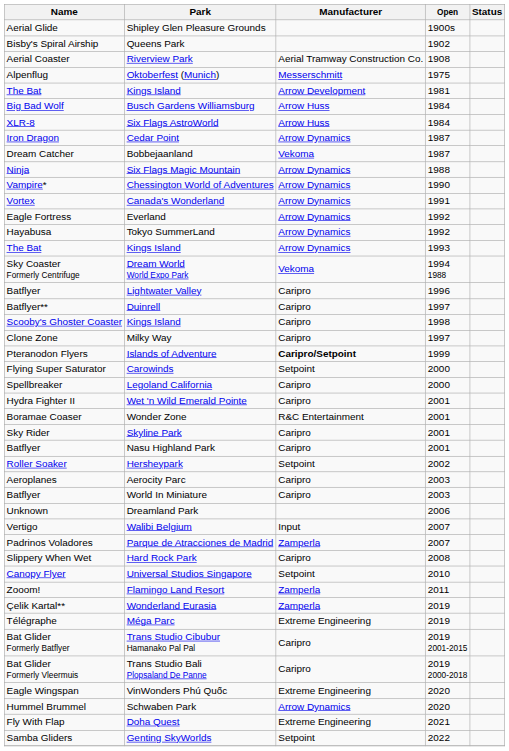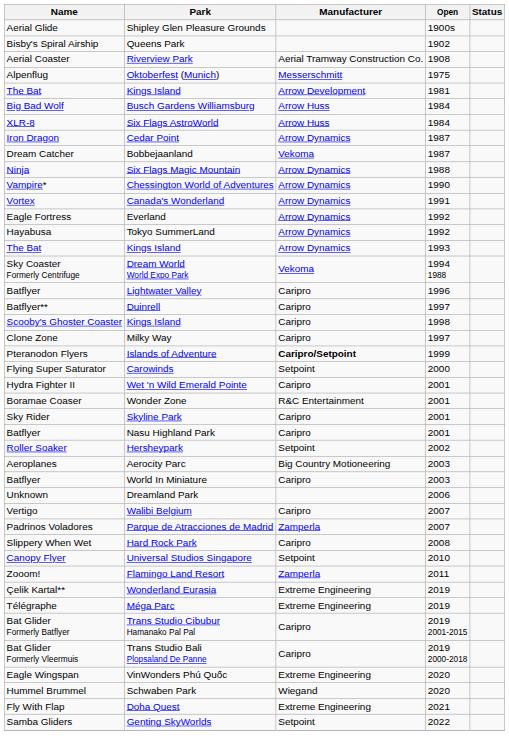- row: (169, 385)
(295, 479) Caripro -> (334, 464) Big Country Motioneering
(289, 526) Input -> (295, 511) Caripro
(299, 605) Zamperla -> (325, 589) Extreme Engineering
(314, 706) Arrow Dynamics -> (298, 690) Wiegand
